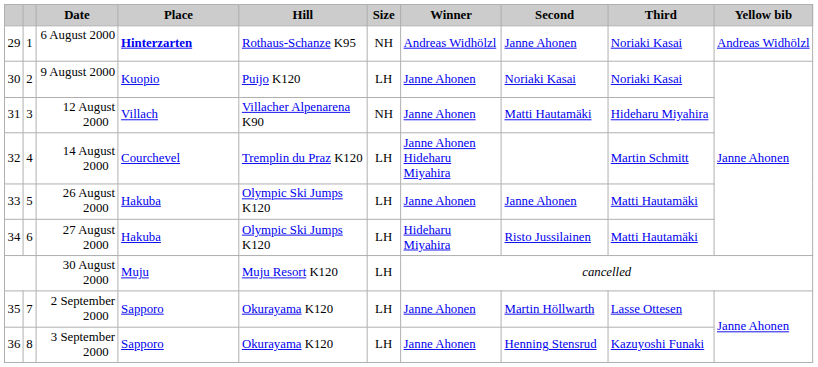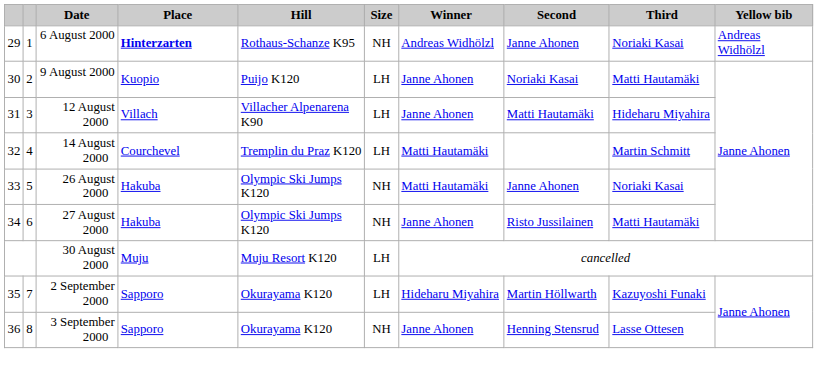(646, 78) Noriaki Kasai -> (656, 78) Matti Hautamäki
(384, 114) NH -> (381, 114) LH
(440, 157) Janne Ahonen Hideharu Miyahira -> (445, 150) Matti Hautamäki
(384, 201) LH -> (381, 186) NH
(440, 201) Janne Ahonen -> (445, 186) Matti Hautamäki
(654, 201) Matti Hautamäki -> (648, 186) Noriaki Kasai
(384, 236) LH -> (381, 222) NH
(427, 236) Hideharu Miyahira -> (437, 222) Janne Ahonen
(440, 308) Janne Ahonen -> (450, 293) Hideharu Miyahira
(646, 308) Lasse Ottesen -> (659, 293) Kazuyoshi Funaki
(384, 344) LH -> (381, 329) NH
(657, 344) Kazuyoshi Funaki -> (648, 329) Lasse Ottesen
